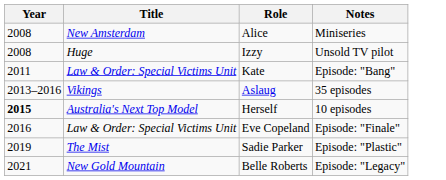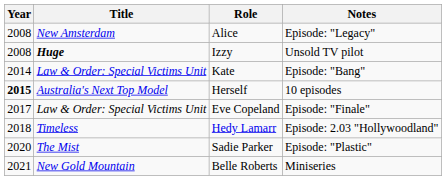(340, 33) Miniseries -> (330, 33) Episode: "Legacy"
(80, 52) normal -> (50, 52) bold
(19, 71) 2011 -> (19, 71) 2014
- row: (259, 90)
(19, 128) 2016 -> (19, 109) 2017
+ row: (244, 128)
(19, 147) 2019 -> (19, 147) 2020
(360, 166) Episode: "Legacy" -> (310, 166) Miniseries
